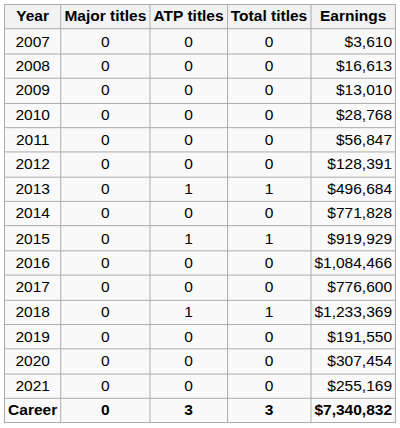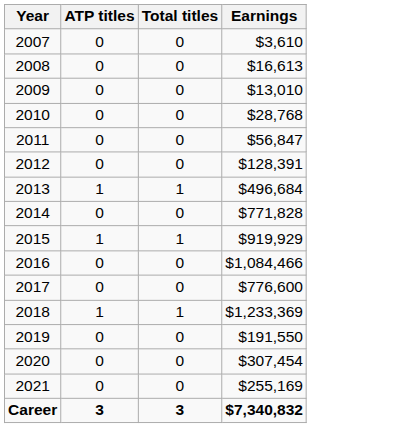- column: (105, 16)
